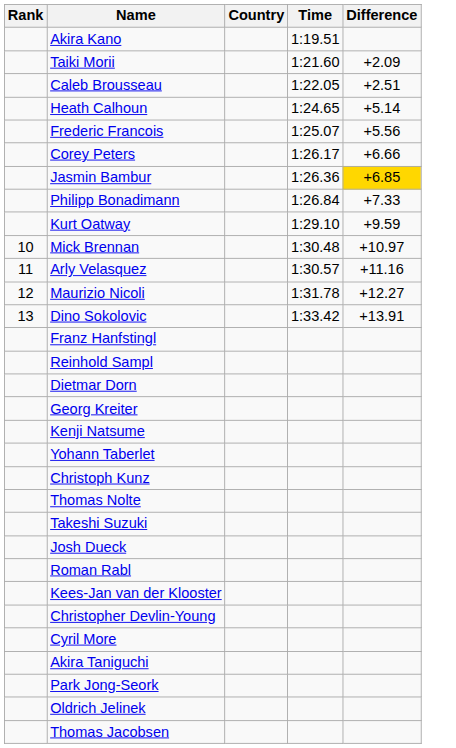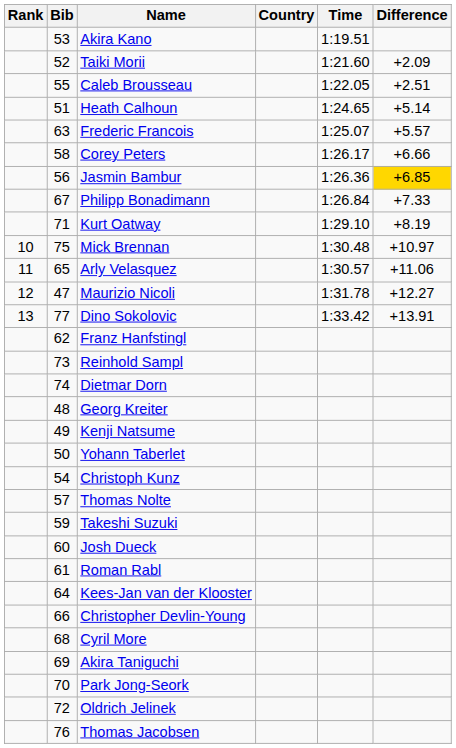+ column: (62, 16)
(382, 131) +5.56 -> (412, 131) +5.57
(382, 223) +9.59 -> (412, 223) +8.19
(382, 270) +11.16 -> (412, 270) +11.06
